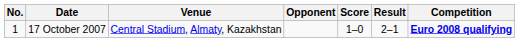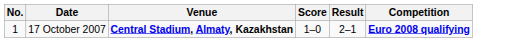- column: (311, 12)
(196, 29) normal -> (202, 29) bold
